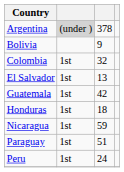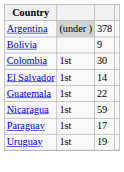(102, 61) 32 -> (102, 61) 30
(102, 77) 13 -> (102, 77) 14
(102, 93) 42 -> (102, 93) 22
- row: (27, 110)
(102, 142) 51 -> (102, 126) 17
- row: (16, 158)
+ row: (25, 142)
